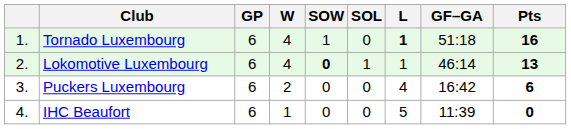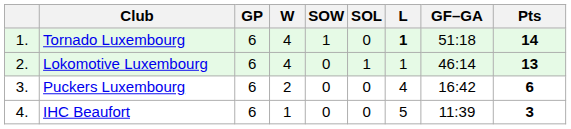(530, 40) 16 -> (530, 40) 14
(326, 64) bold -> (326, 64) normal
(530, 111) 0 -> (530, 111) 3
